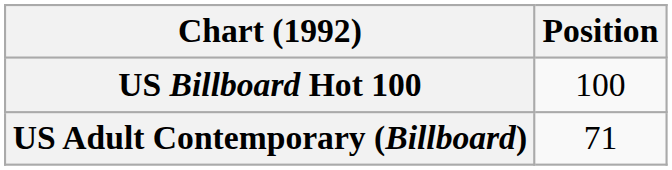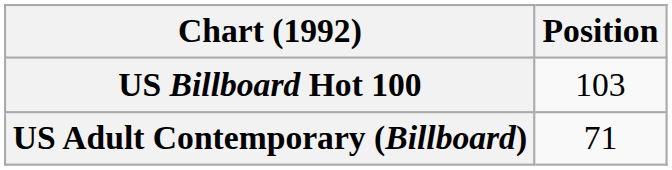(600, 84) 100 -> (600, 84) 103
